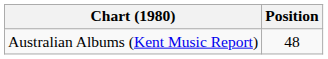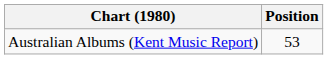(292, 41) 48 -> (292, 41) 53
